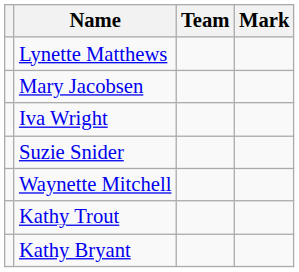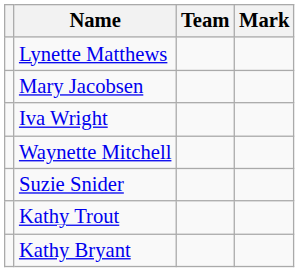rows swapped: (71, 151) <-> (95, 184)
